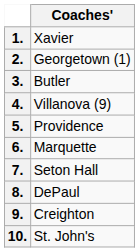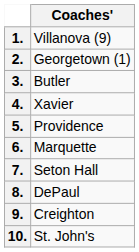(54, 38) Xavier -> (72, 38) Villanova (9)
(72, 104) Villanova (9) -> (54, 104) Xavier
